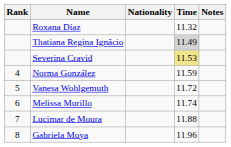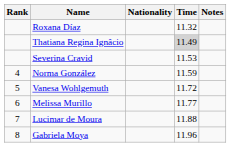(187, 58) khaki background -> (187, 58) no background
(187, 104) 11.74 -> (187, 104) 11.77
